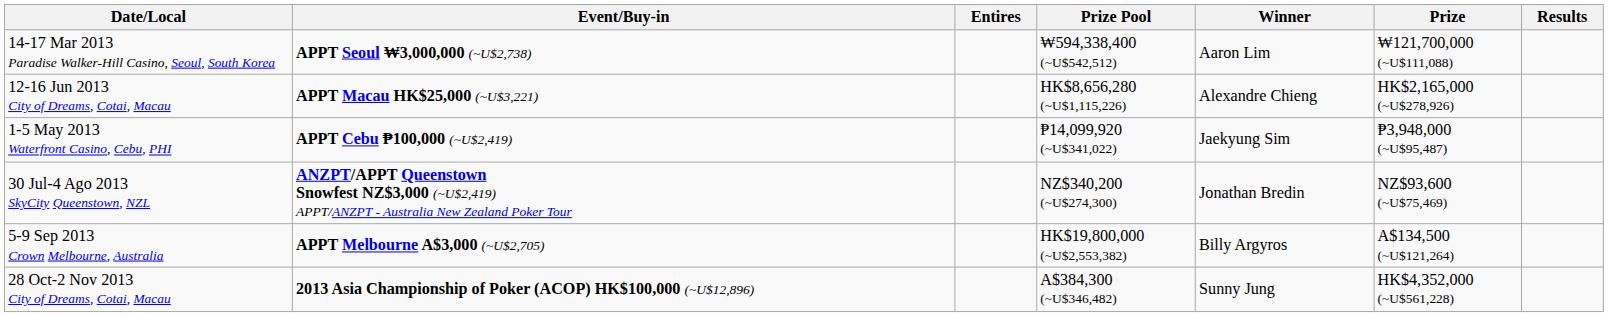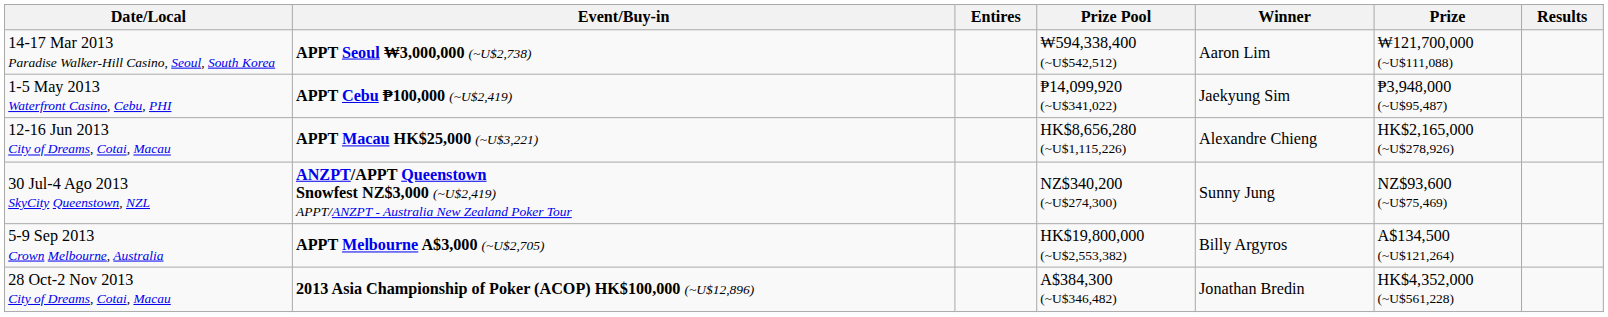rows swapped: (90, 139) <-> (90, 95)
(1252, 192) Jonathan Bredin -> (1237, 192) Sunny Jung
(1237, 289) Sunny Jung -> (1252, 289) Jonathan Bredin
